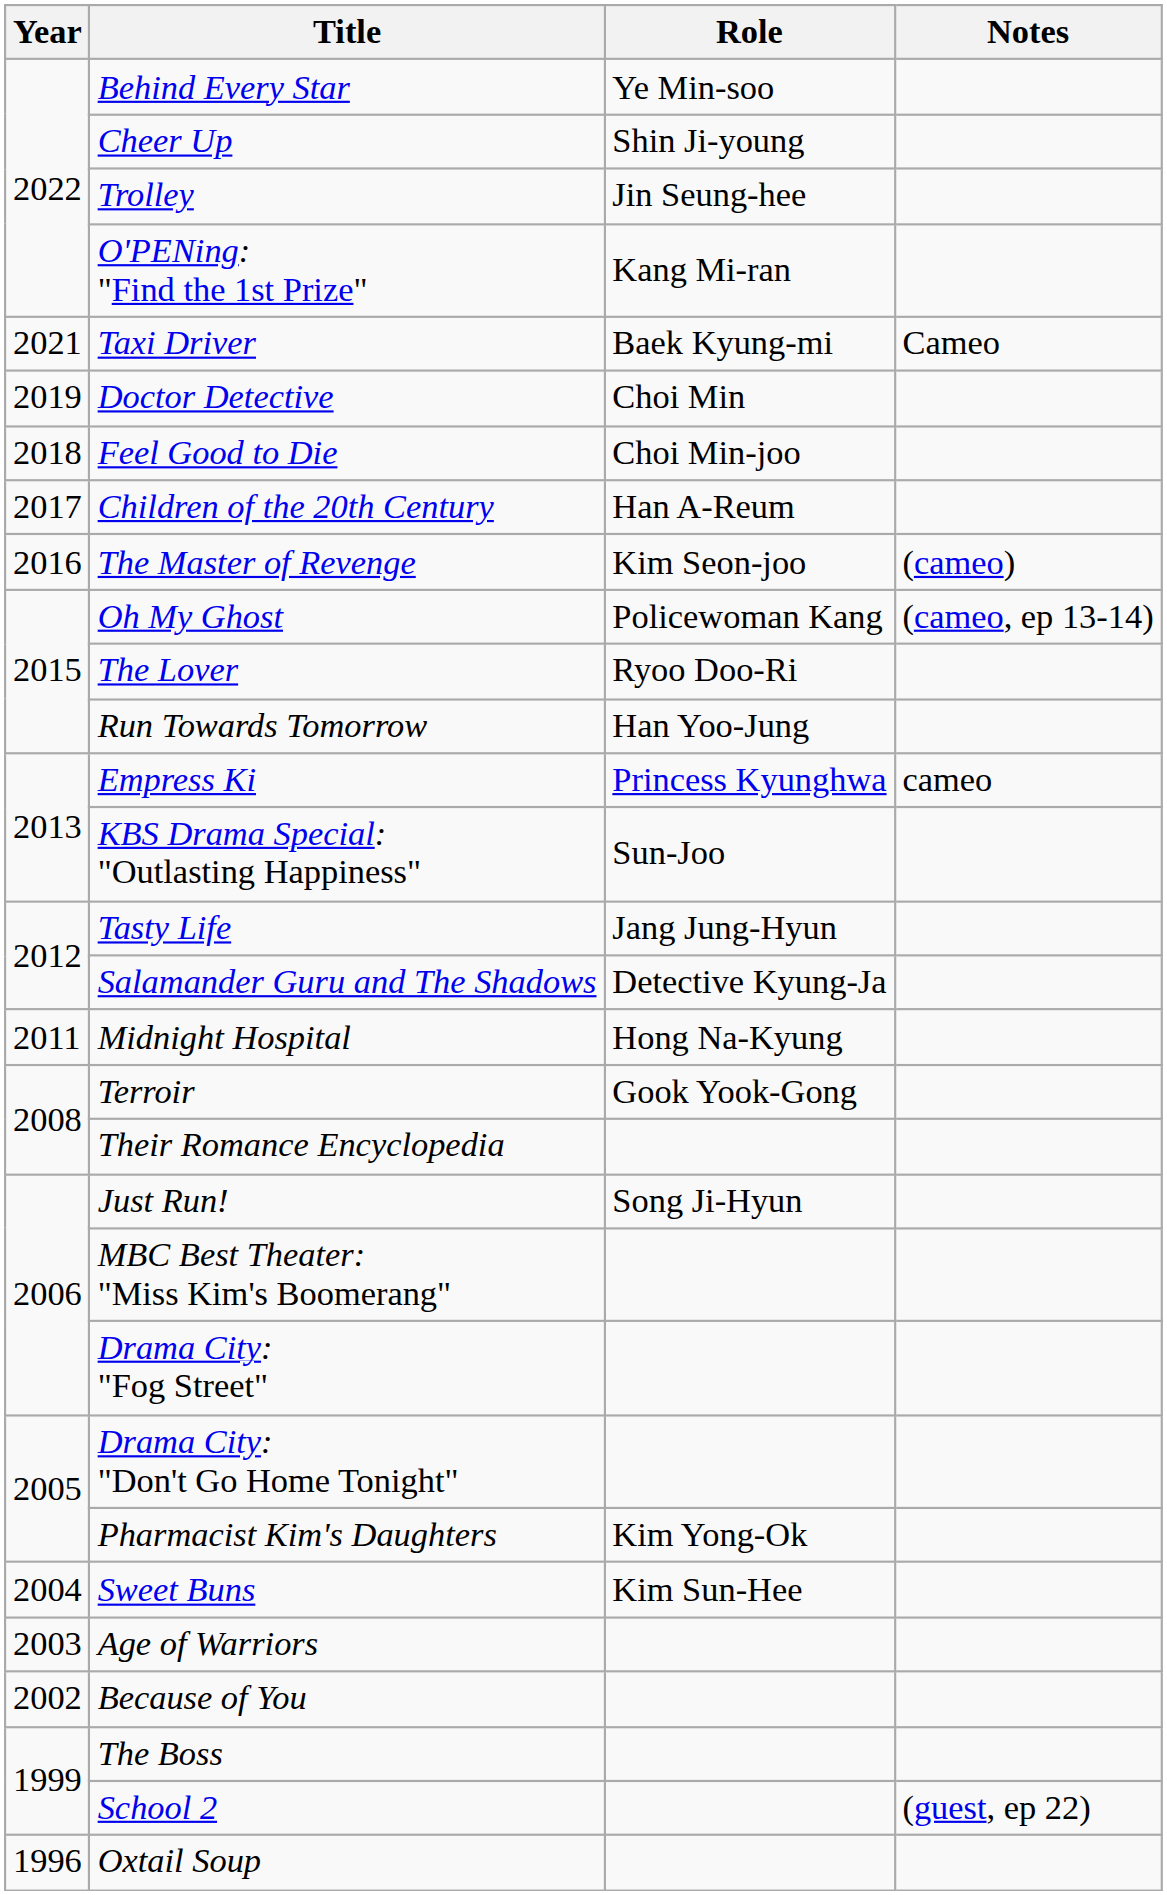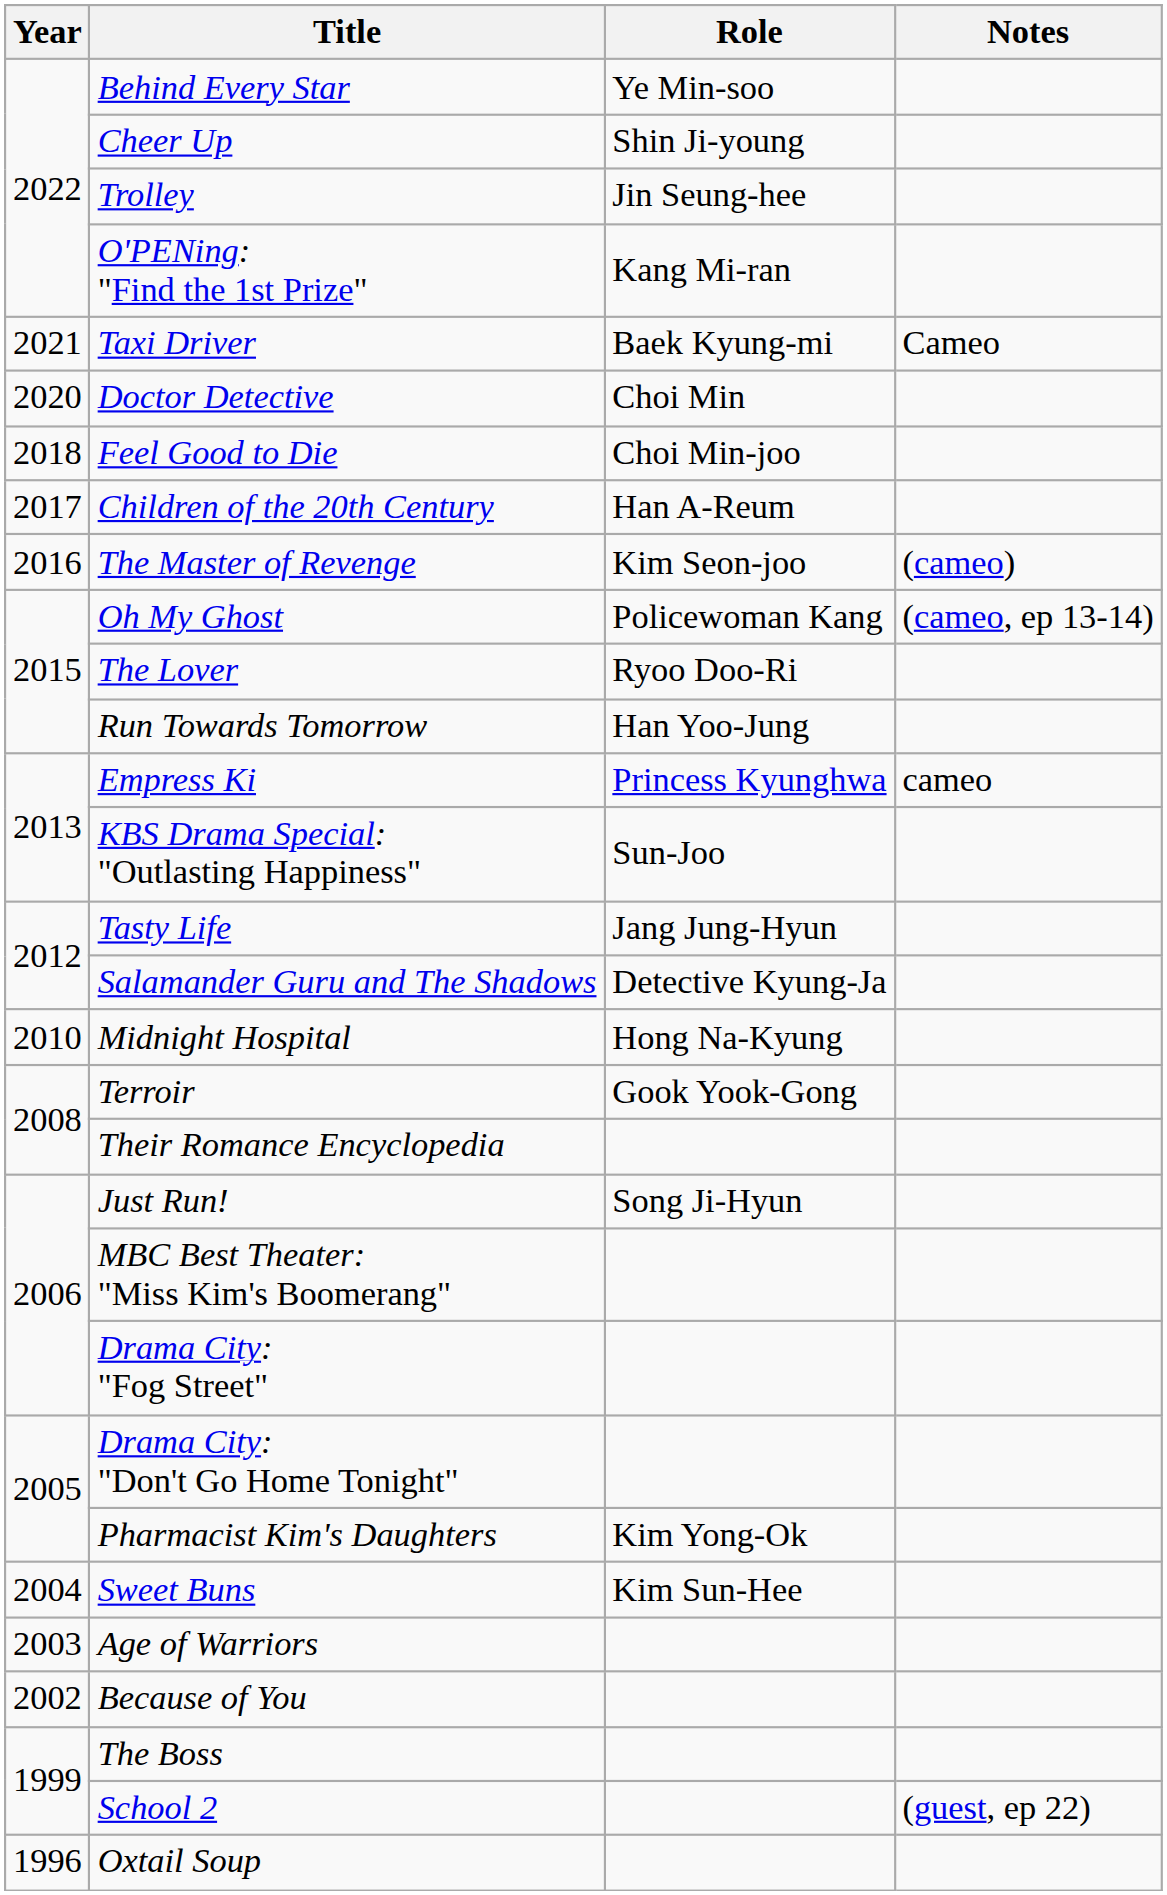(47, 397) 2019 -> (47, 397) 2020
(47, 1036) 2011 -> (47, 1036) 2010
